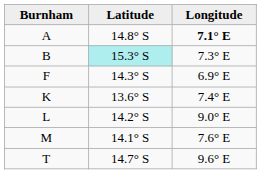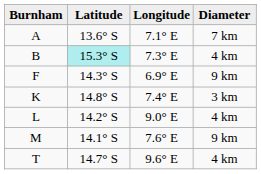+ column: (224, 14)
(130, 35) 14.8° S -> (99, 35) 13.6° S
(214, 35) bold -> (162, 35) normal
(130, 96) 13.6° S -> (99, 96) 14.8° S
